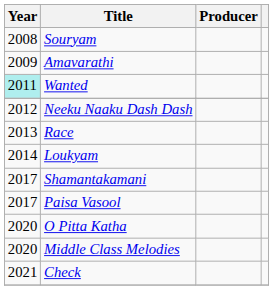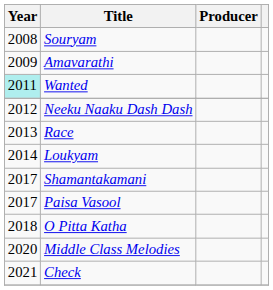(23, 226) 2020 -> (23, 226) 2018
